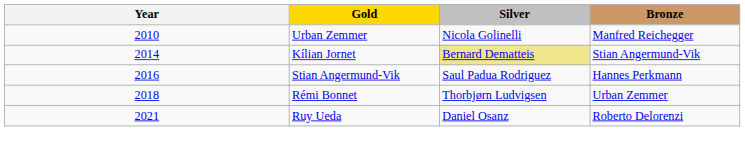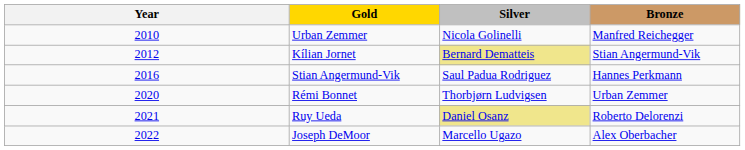(147, 55) 2014 -> (147, 55) 2012
(147, 95) 2018 -> (147, 95) 2020
(475, 115) no background -> (475, 115) khaki background
+ row: (331, 136)
